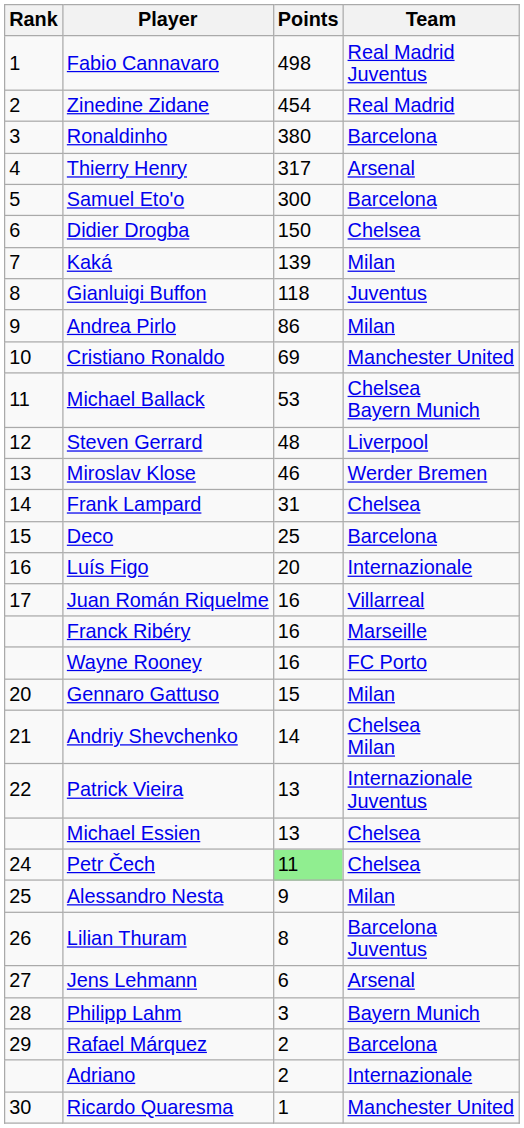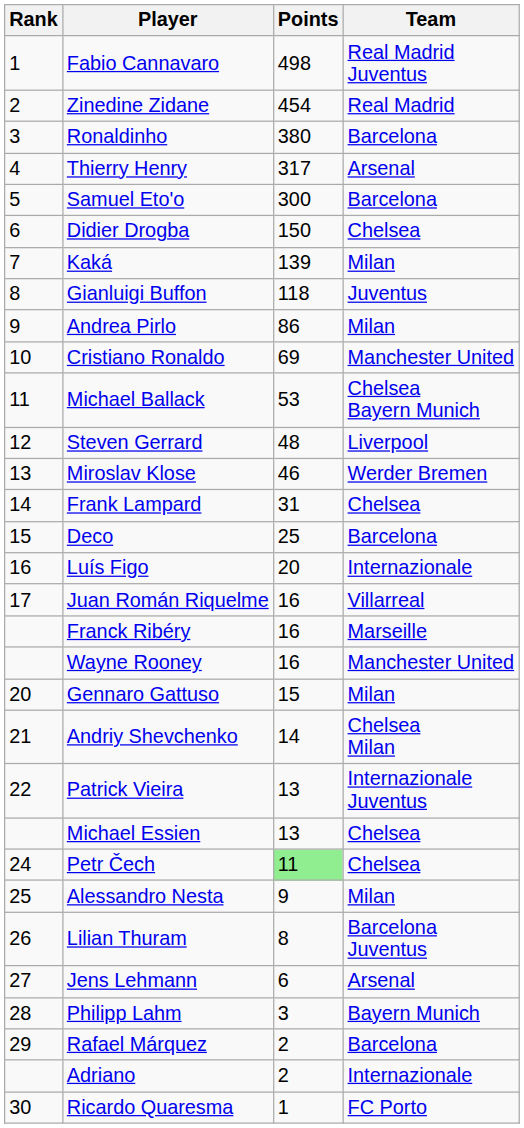(387, 662) FC Porto -> (431, 662) Manchester United
(431, 1107) Manchester United -> (387, 1107) FC Porto
